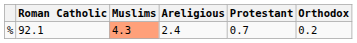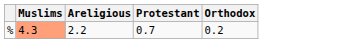- column: (63, 13)
(171, 30) 2.4 -> (77, 30) 2.2
